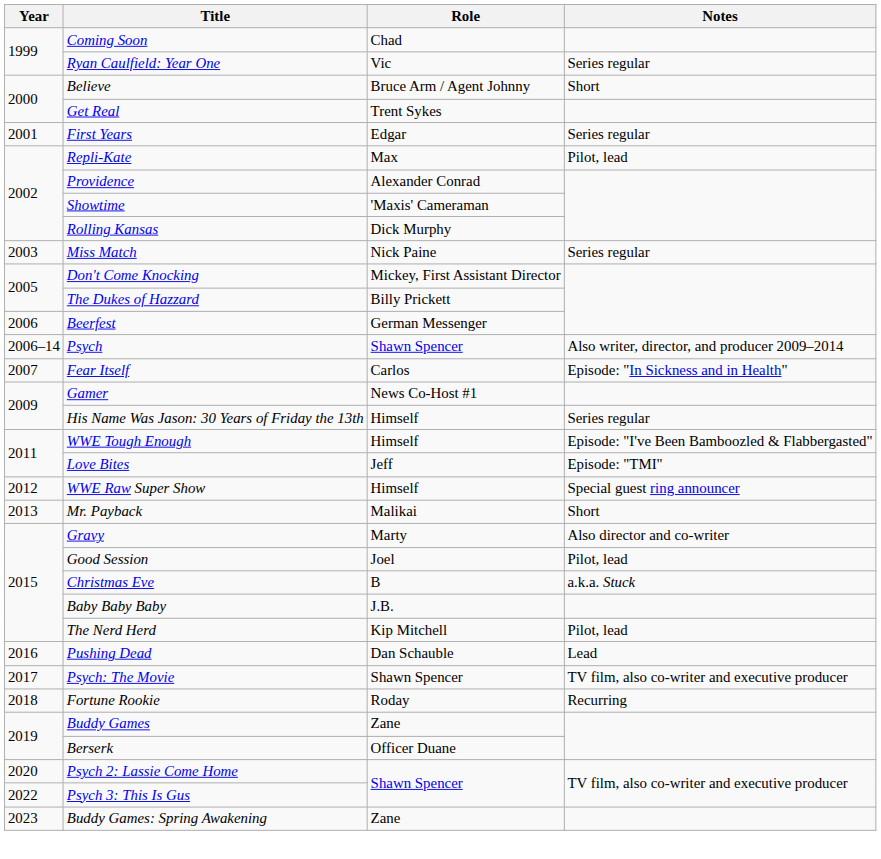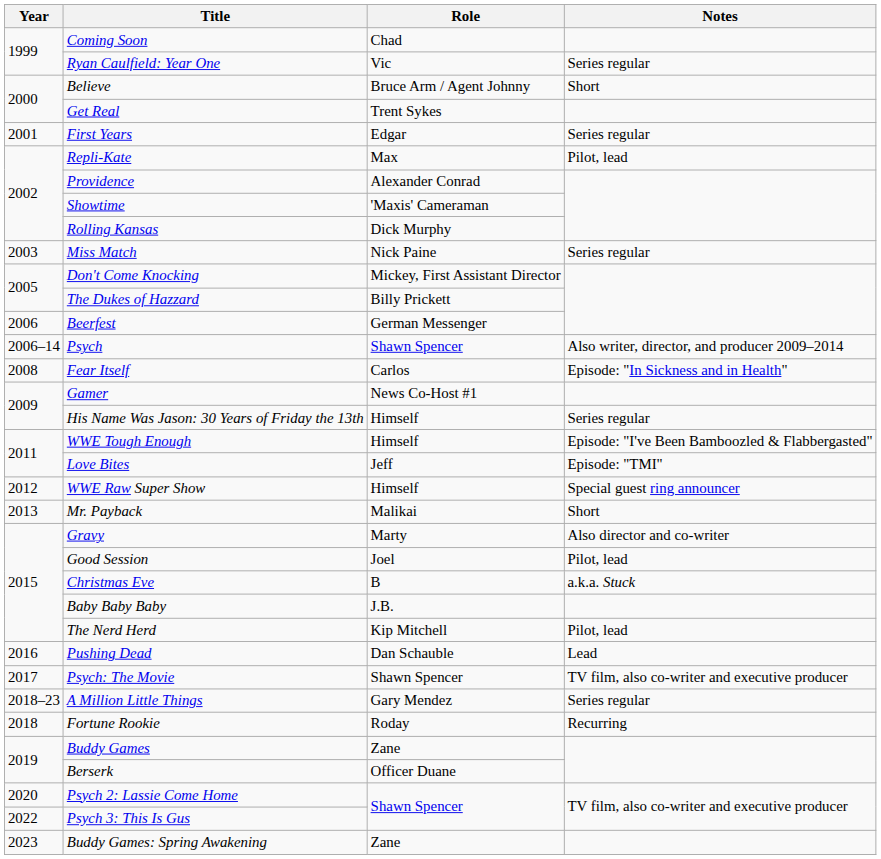(23, 370) 2007 -> (23, 370) 2008
+ row: (135, 700)
